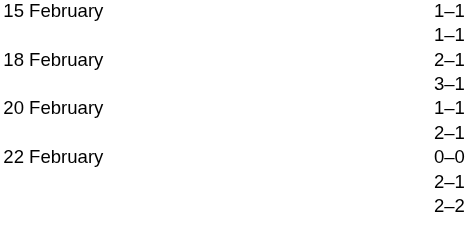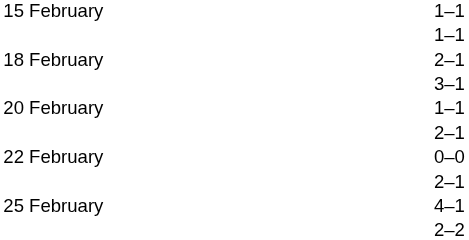+ row: (53, 206)
